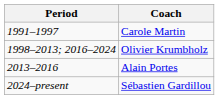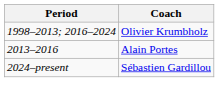- row: (153, 31)
